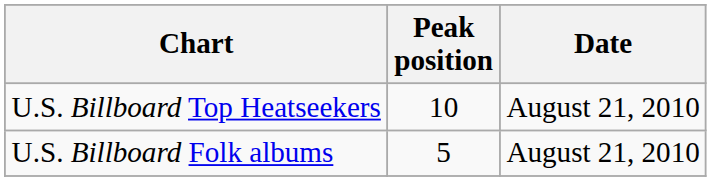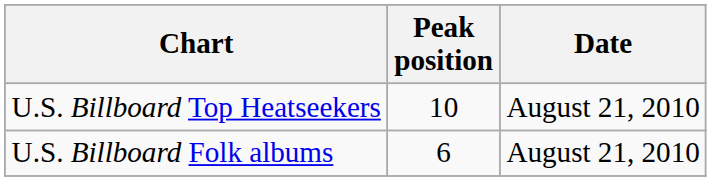(444, 152) 5 -> (444, 152) 6
